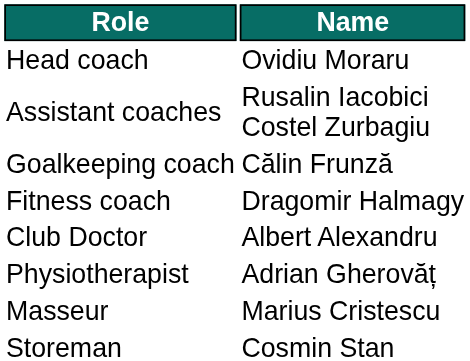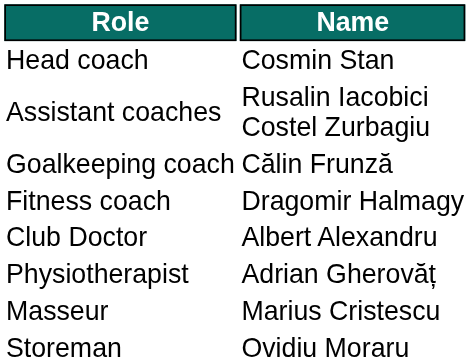(325, 60) Ovidiu Moraru -> (318, 60) Cosmin Stan
(318, 348) Cosmin Stan -> (325, 348) Ovidiu Moraru
